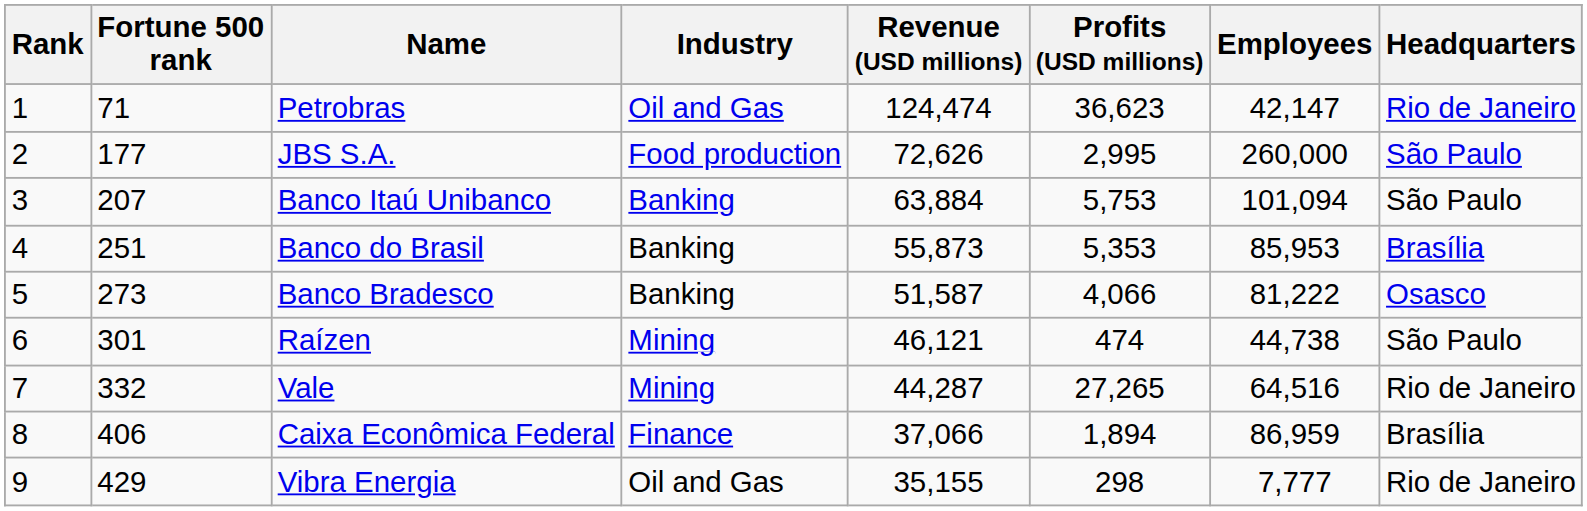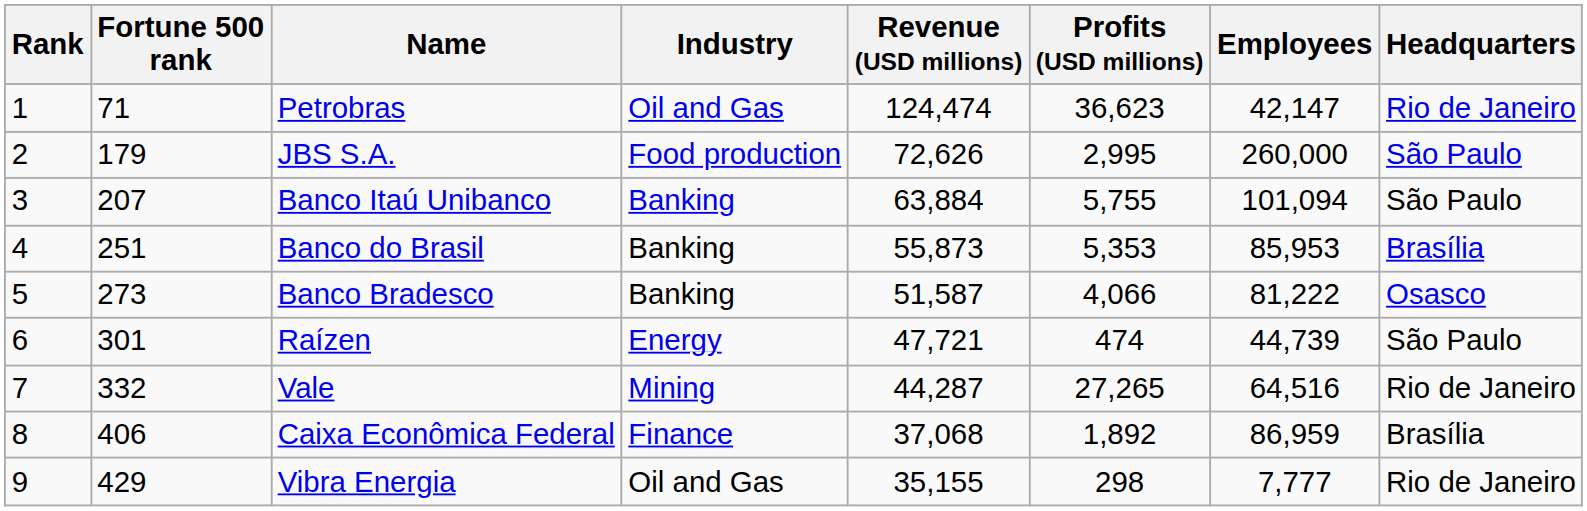(122, 154) 177 -> (122, 154) 179
(1120, 201) 5,753 -> (1120, 201) 5,755
(672, 341) Mining -> (675, 341) Energy
(938, 341) 46,121 -> (938, 341) 47,721
(1295, 341) 44,738 -> (1295, 341) 44,739
(938, 434) 37,066 -> (938, 434) 37,068
(1120, 434) 1,894 -> (1120, 434) 1,892
